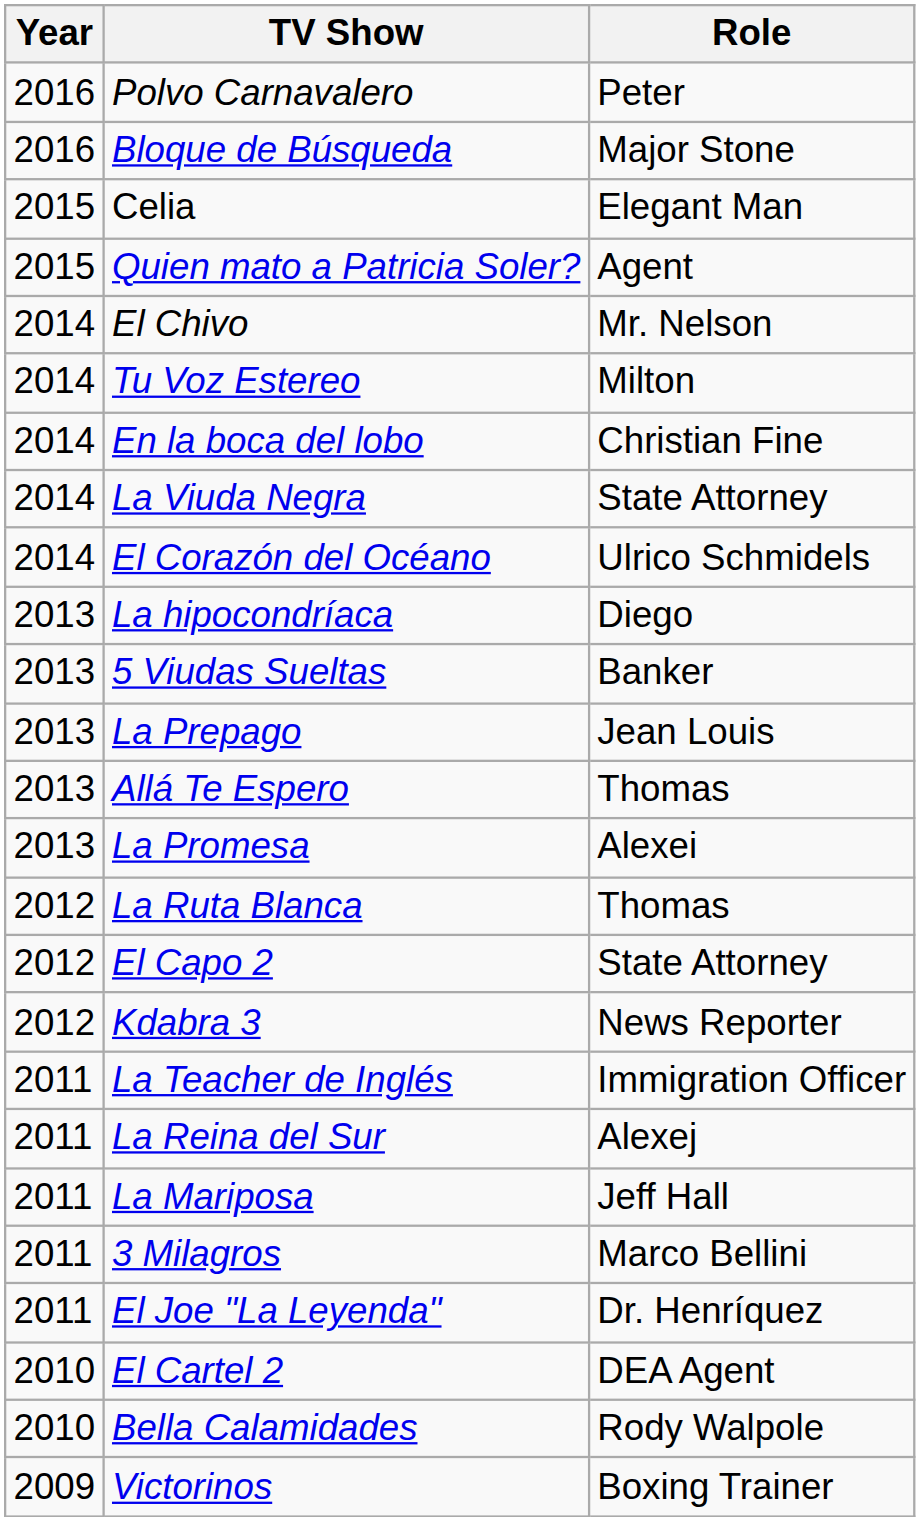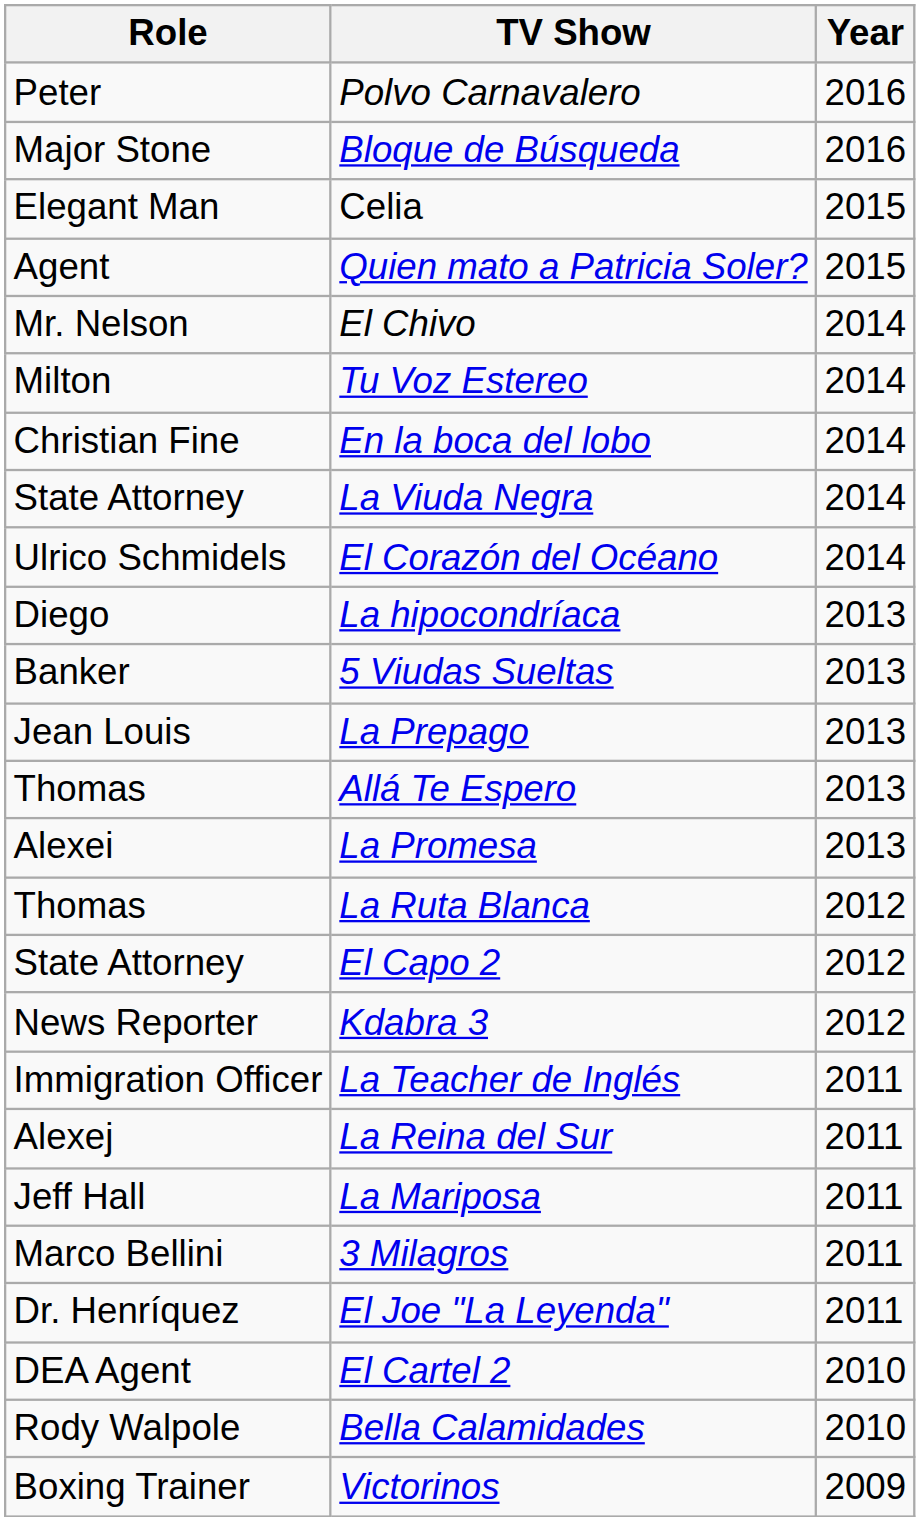columns swapped: (54, 33) <-> (752, 33)
